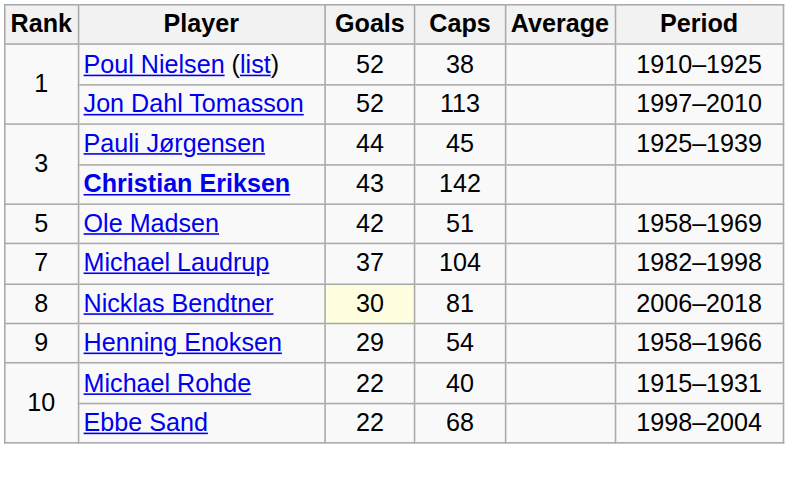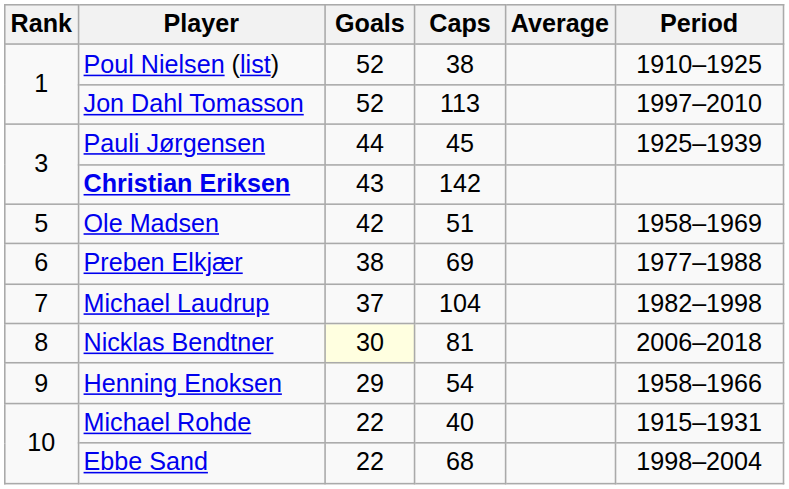+ row: (163, 263)
